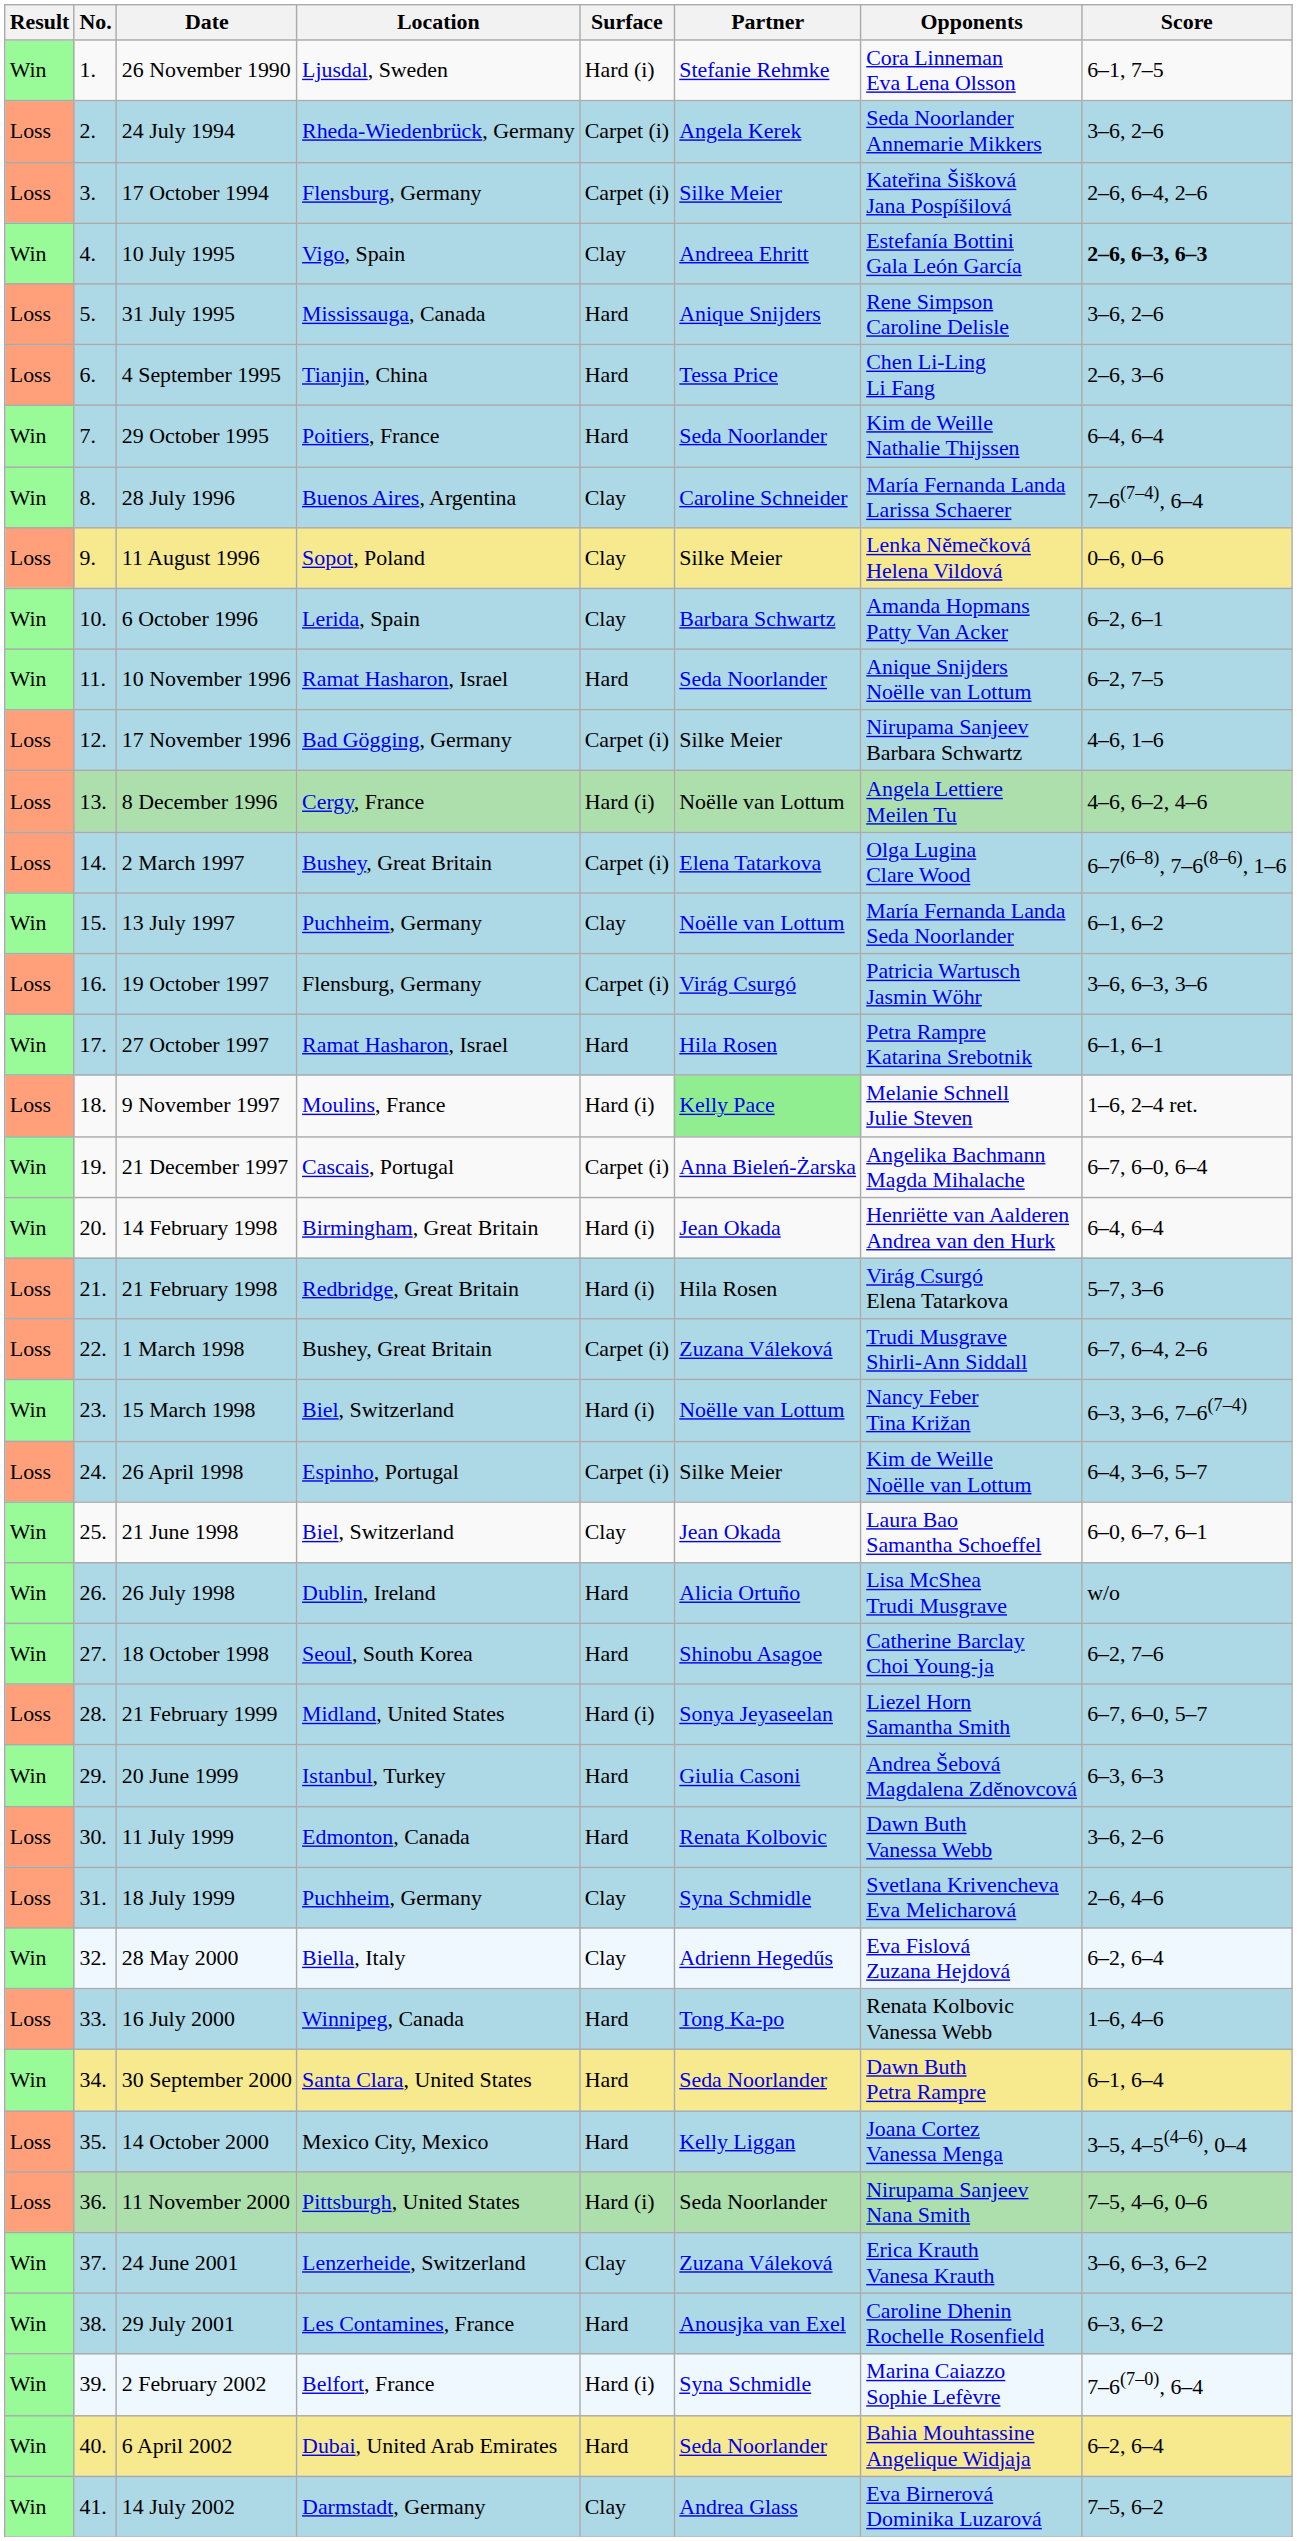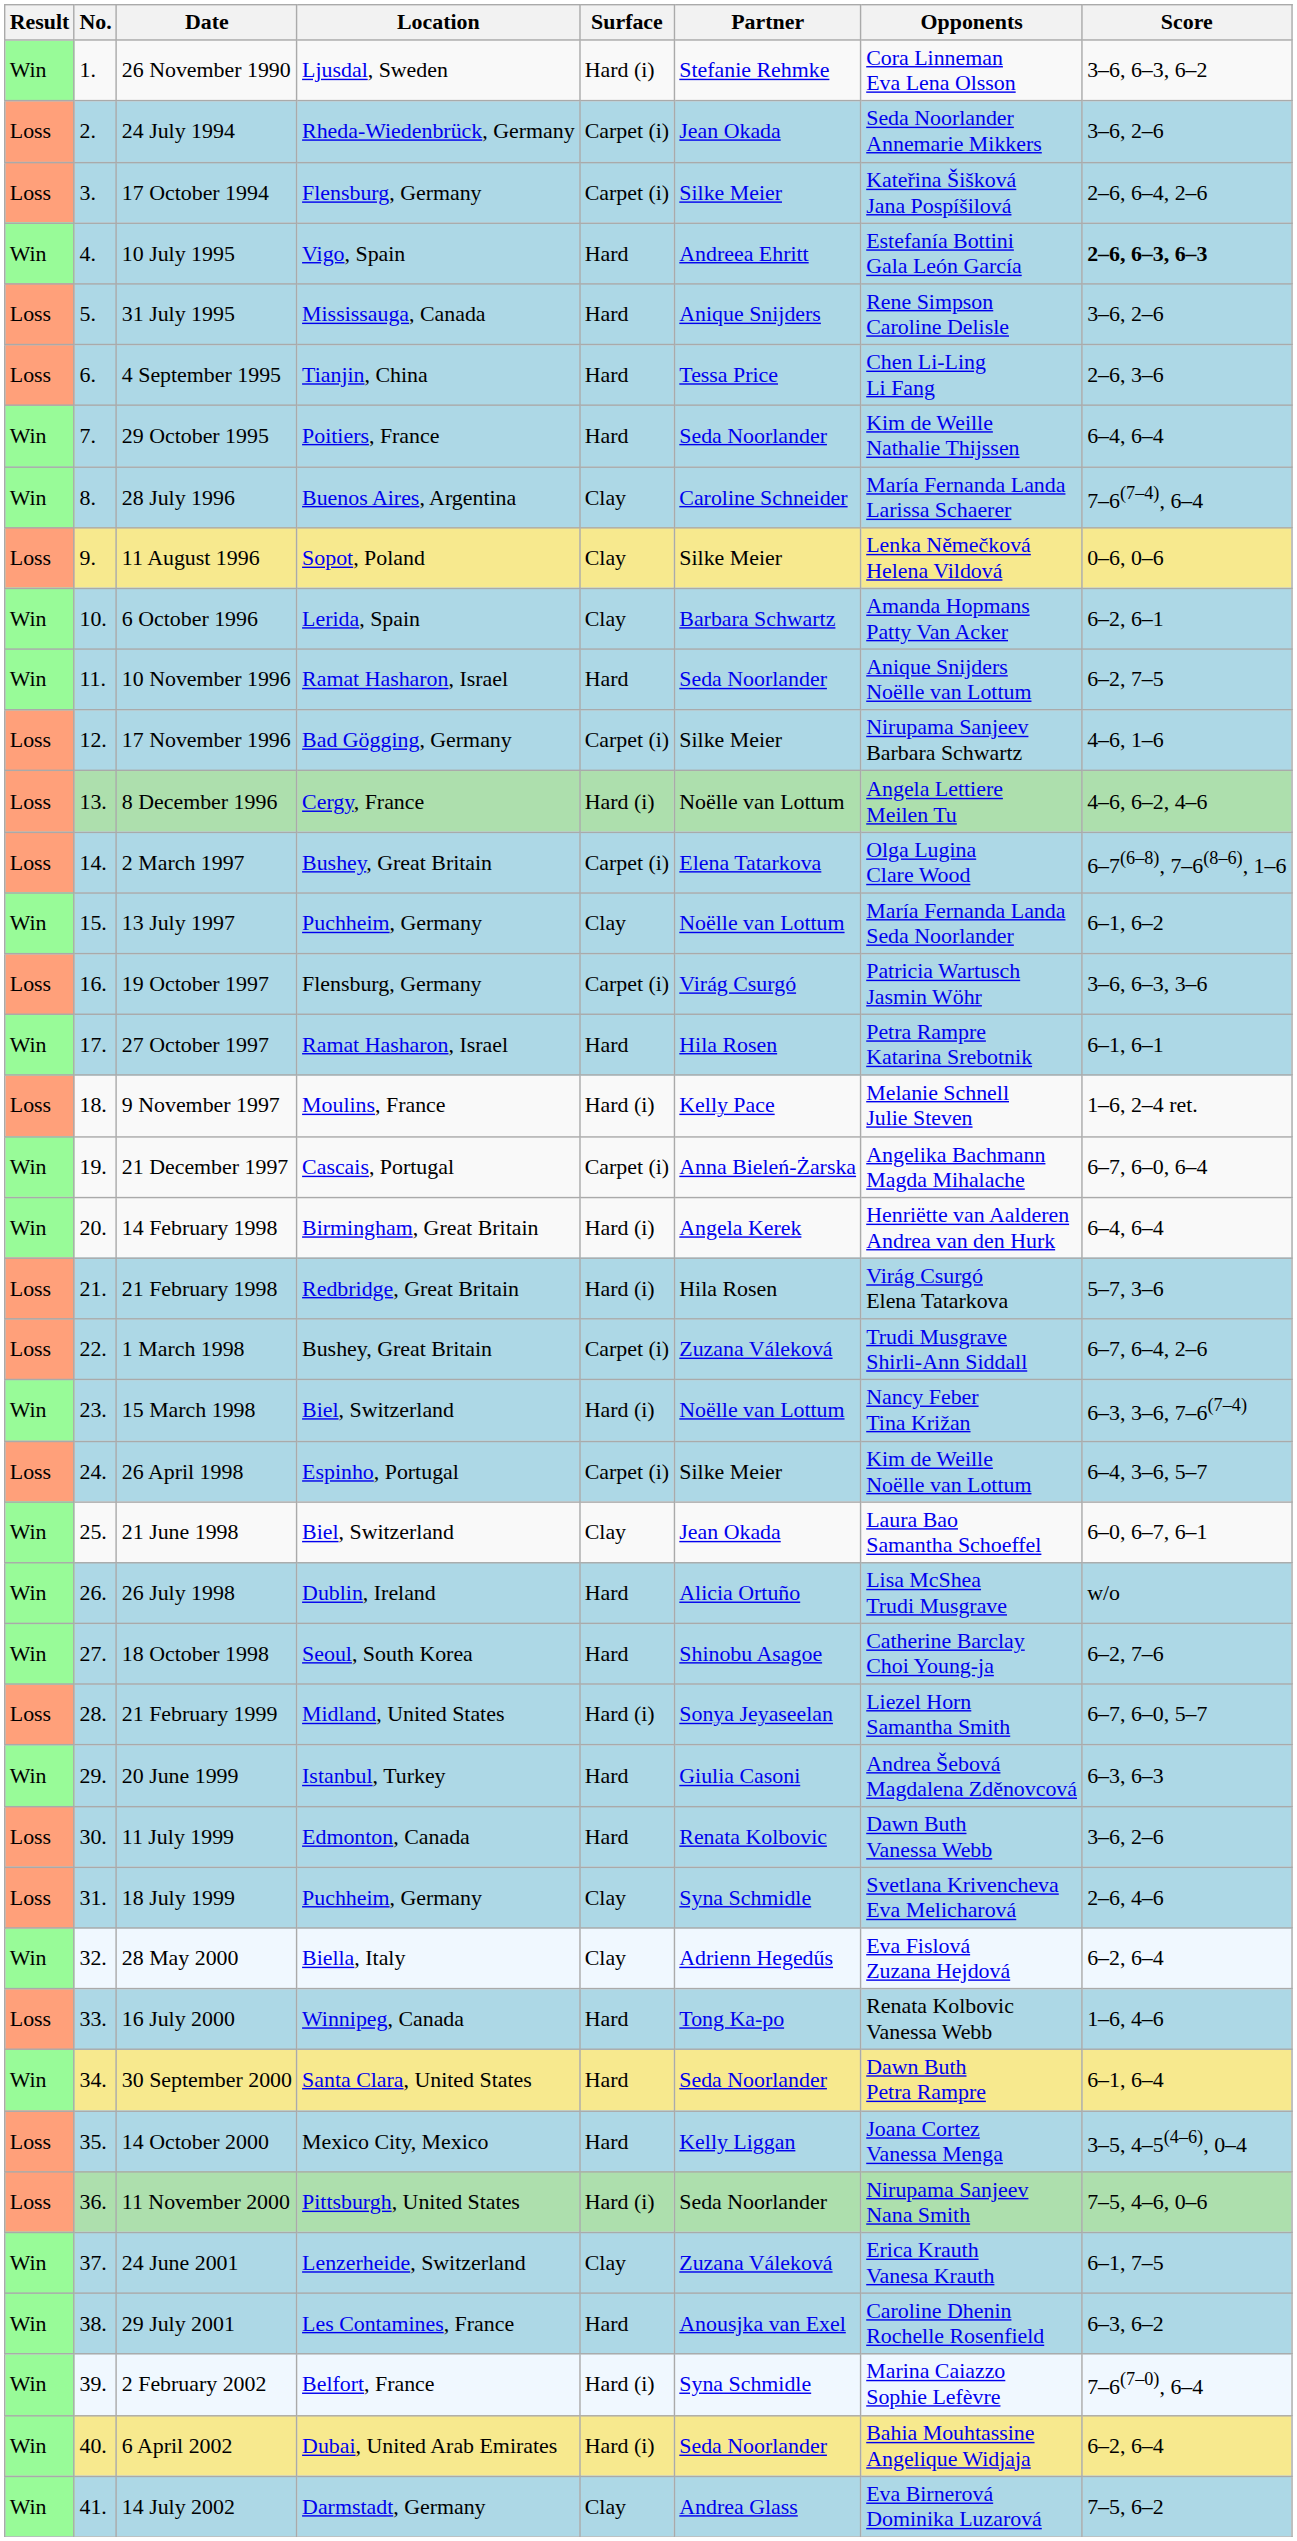(1125, 69) 6–1, 7–5 -> (1147, 69) 3–6, 6–3, 6–2
(740, 130) Angela Kerek -> (730, 130) Jean Okada
(605, 252) Clay -> (607, 252) Hard
(727, 1105) lightgreen background -> (727, 1105) no background
(730, 1226) Jean Okada -> (740, 1226) Angela Kerek
(1147, 2262) 3–6, 6–3, 6–2 -> (1125, 2262) 6–1, 7–5
(607, 2444) Hard -> (620, 2444) Hard (i)
